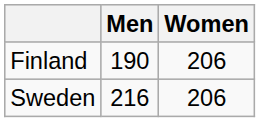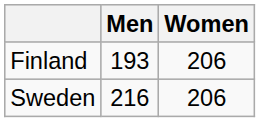(130, 61) 190 -> (130, 61) 193
